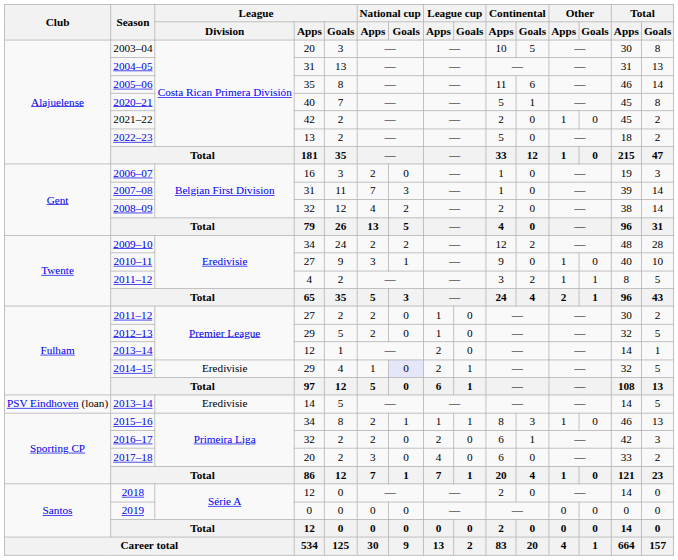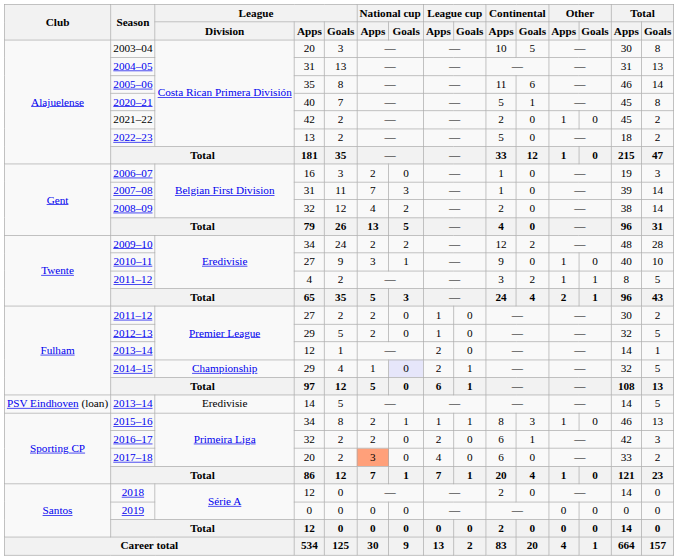(225, 368) Eredivisie -> (225, 368) Championship
(373, 457) no background -> (373, 457) lightsalmon background
